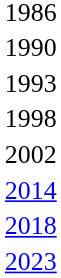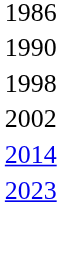- row: (31, 83)
- row: (31, 225)
